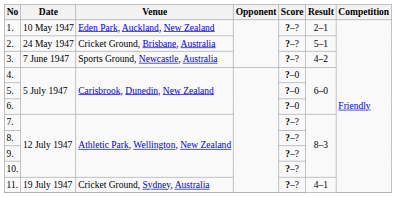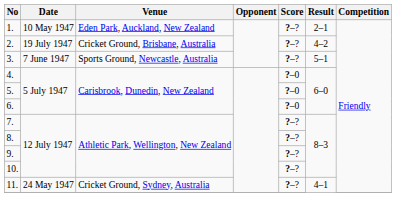(48, 43) 24 May 1947 -> (48, 43) 19 July 1947
(321, 43) 5–1 -> (321, 43) 4–2
(321, 59) 4–2 -> (321, 59) 5–1
(48, 184) 19 July 1947 -> (48, 184) 24 May 1947
